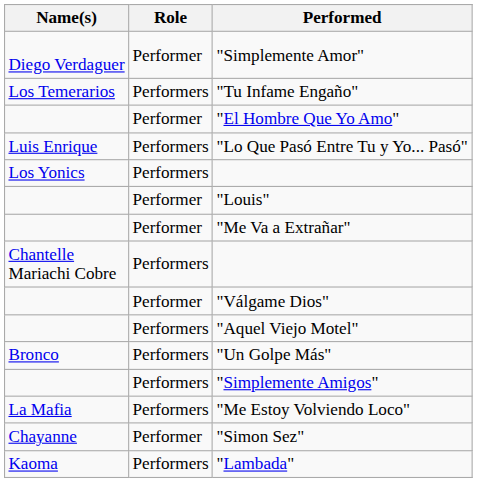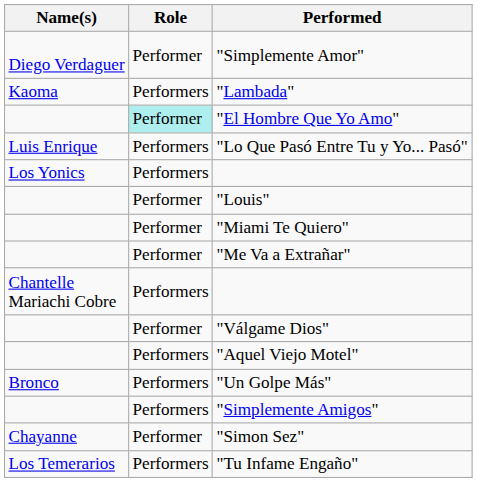rows swapped: (62, 91) <-> (33, 463)
(167, 118) no background -> (167, 118) paleturquoise background
+ row: (67, 227)
- row: (40, 409)
